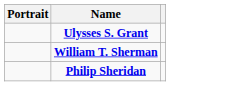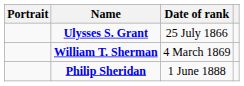+ column: (197, 14)
